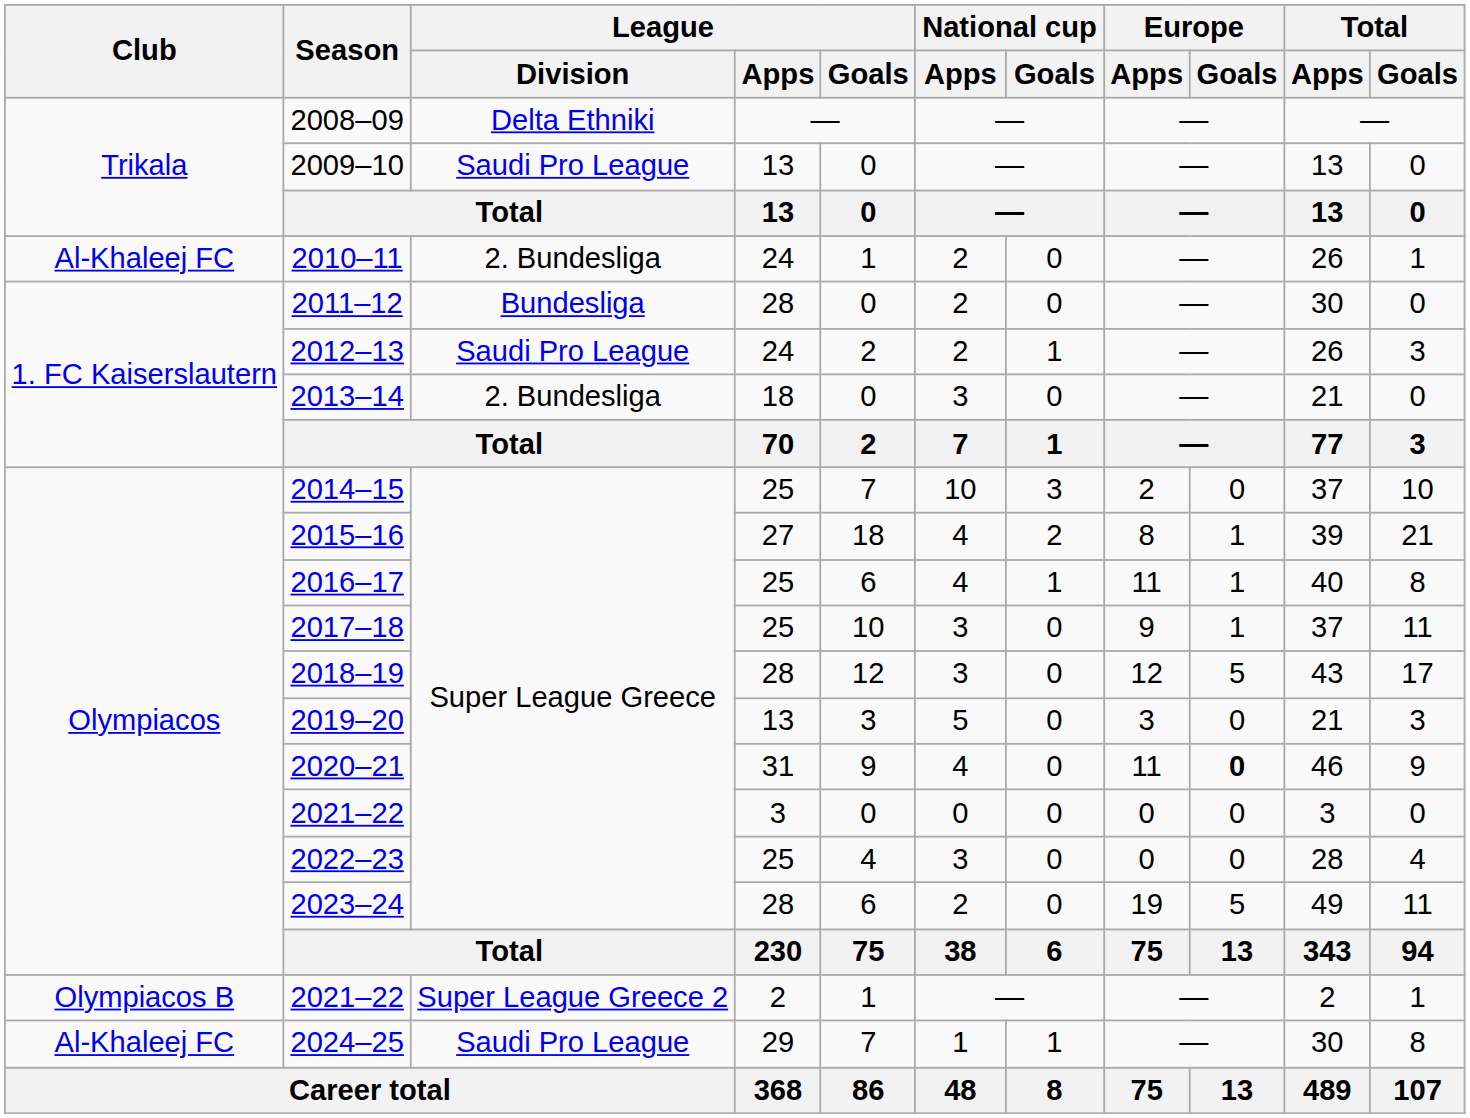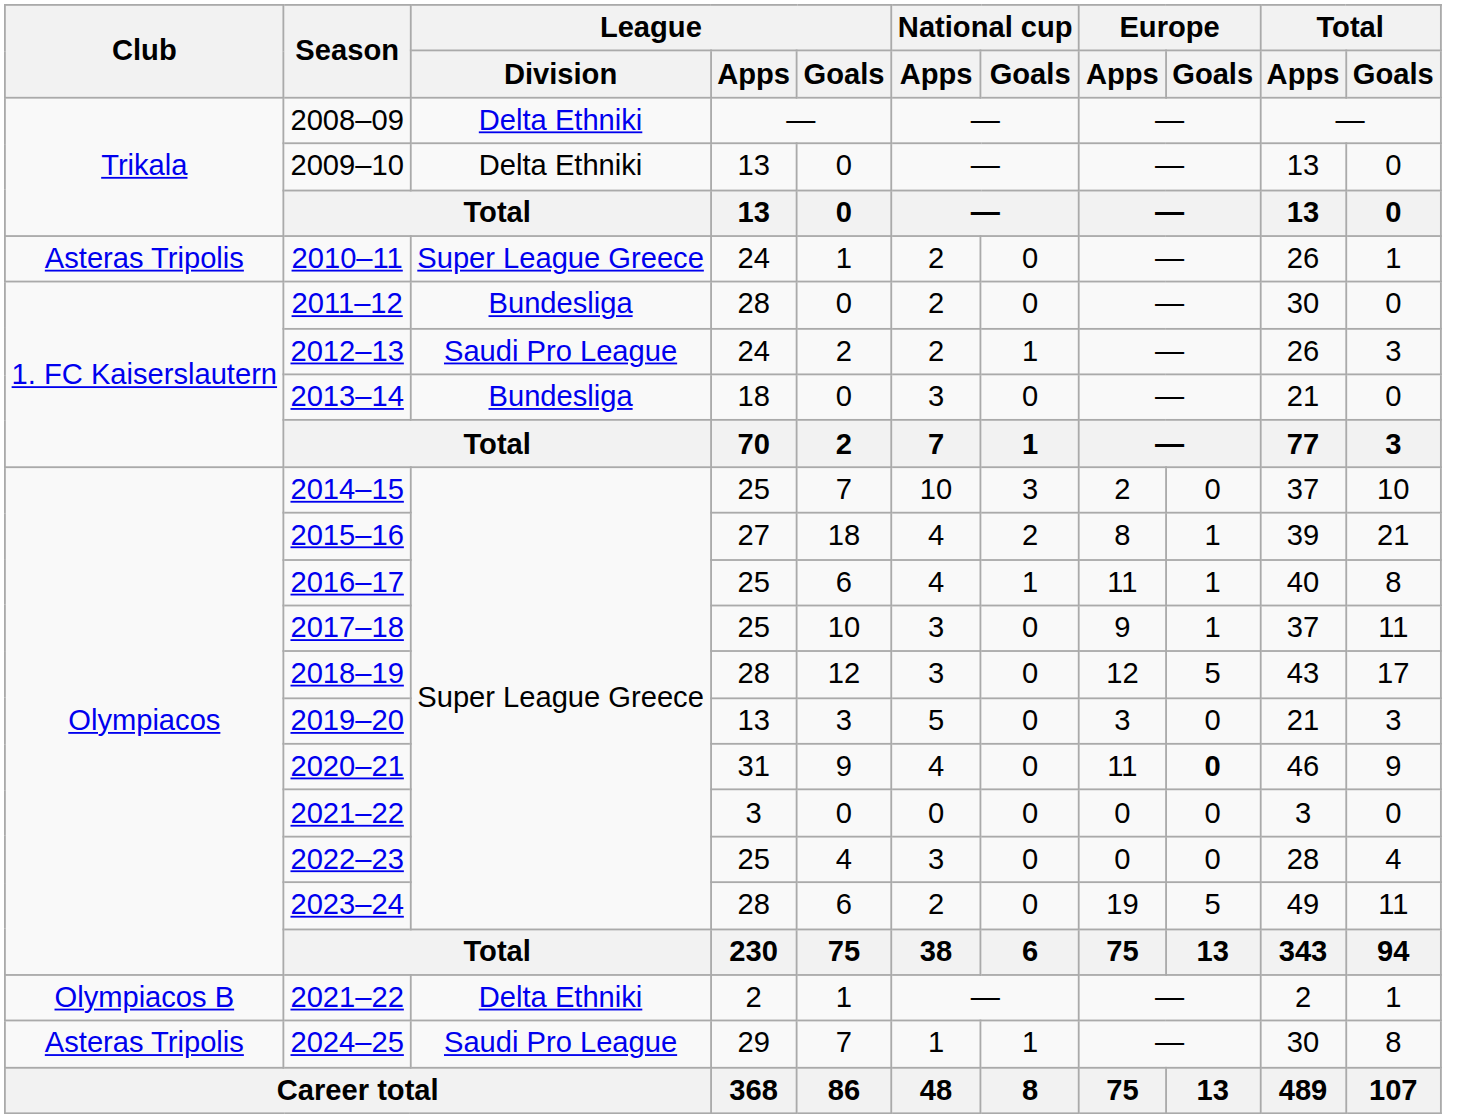(573, 166) Saudi Pro League -> (561, 166) Delta Ethniki
(144, 258) Al-Khaleej FC -> (144, 258) Asteras Tripolis
(573, 258) 2. Bundesliga -> (561, 258) Super League Greece
(573, 397) 2. Bundesliga -> (561, 397) Bundesliga
(573, 997) Super League Greece 2 -> (561, 997) Delta Ethniki
(144, 1043) Al-Khaleej FC -> (144, 1043) Asteras Tripolis
